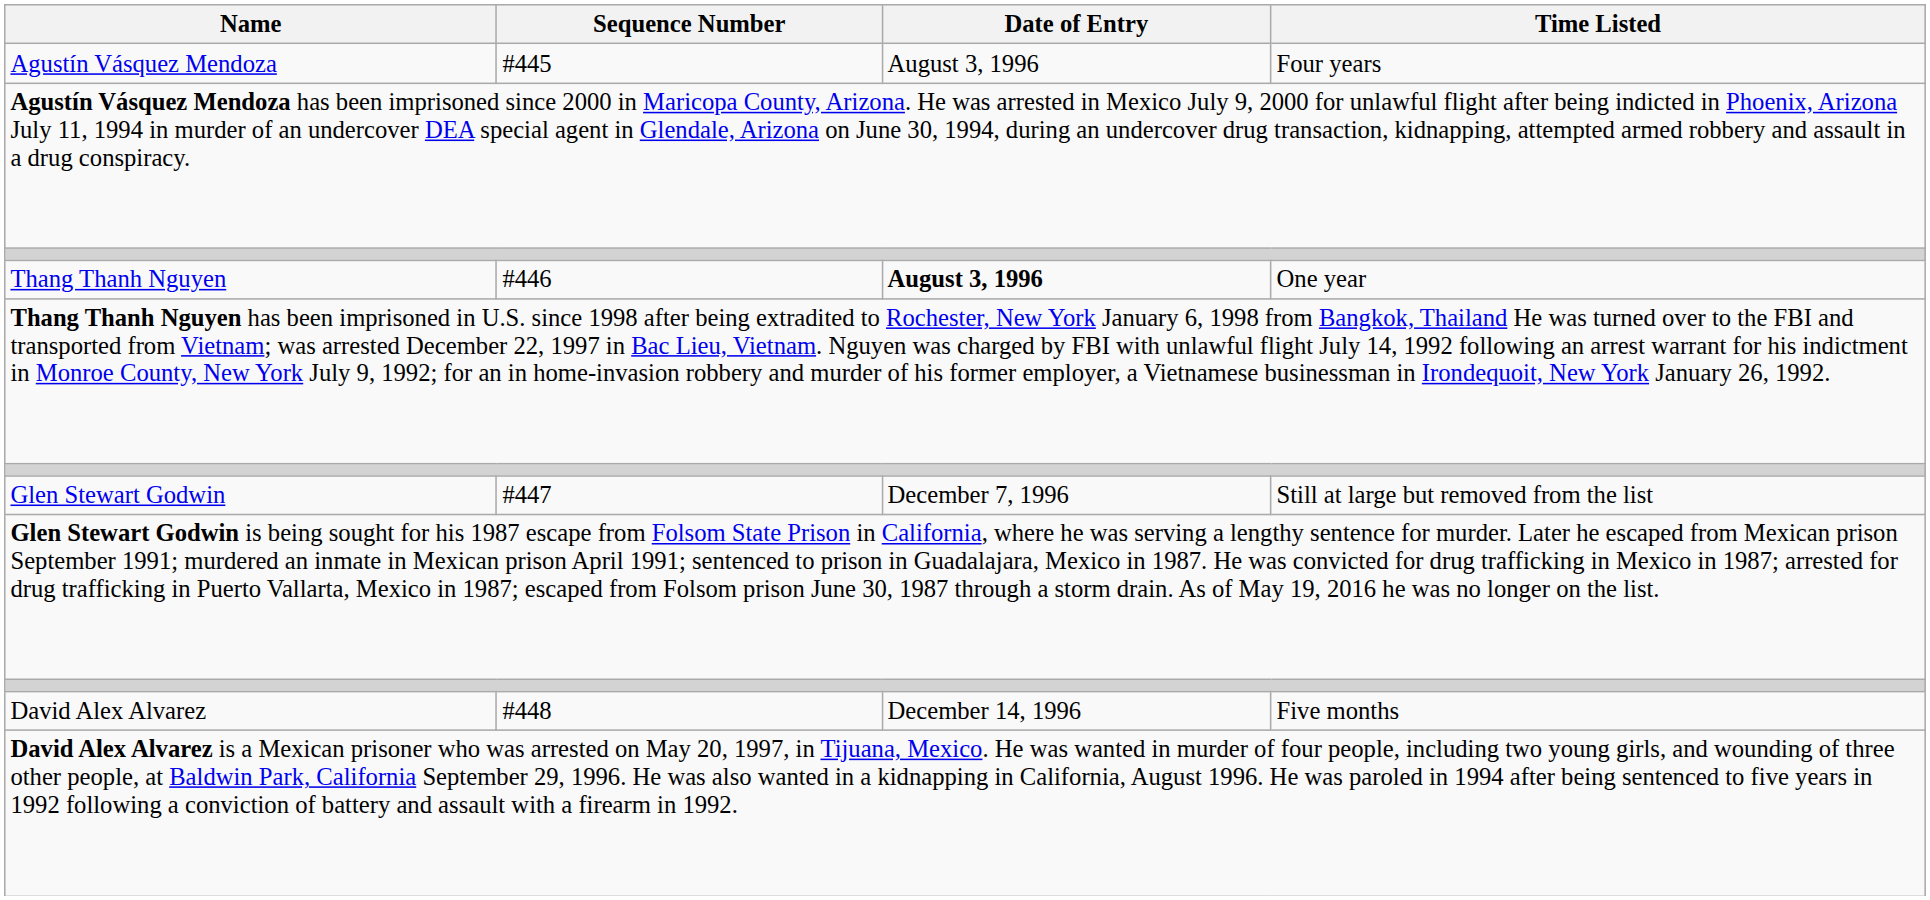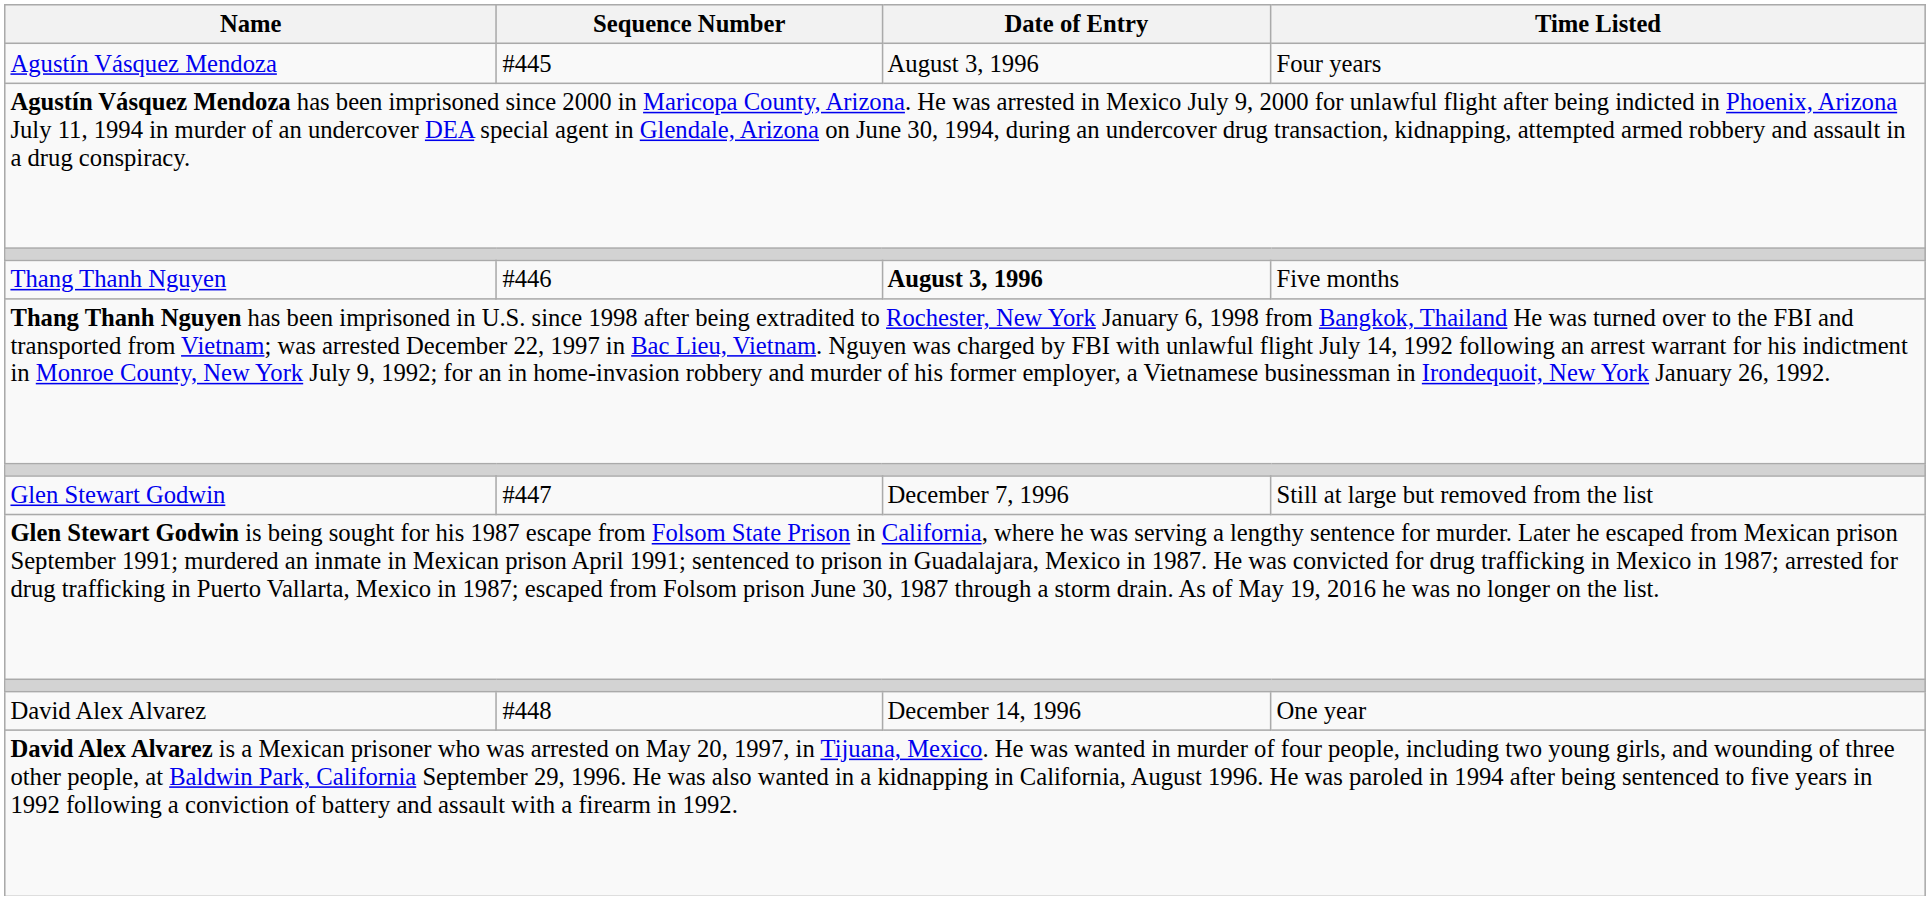(1321, 278) One year -> (1338, 278) Five months
(1338, 710) Five months -> (1321, 710) One year
